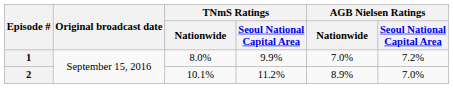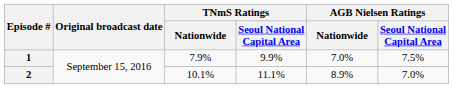(200, 58) 8.0% -> (200, 58) 7.9%
(413, 58) 7.2% -> (413, 58) 7.5%
(271, 74) 11.2% -> (271, 74) 11.1%
